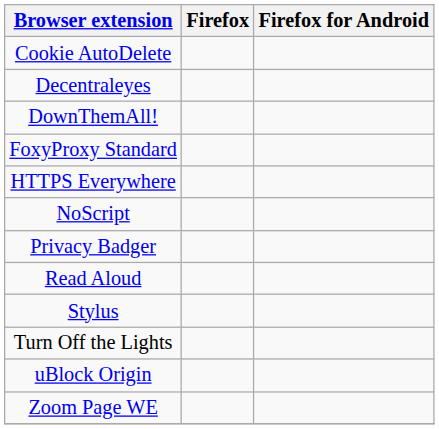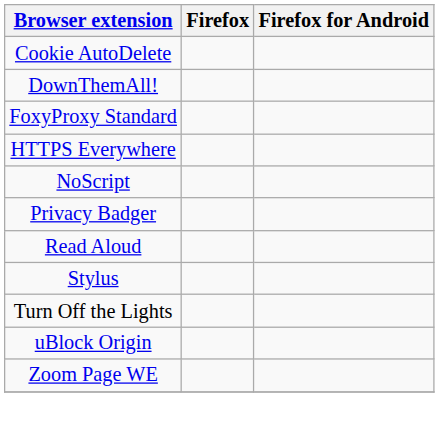- row: (93, 85)
